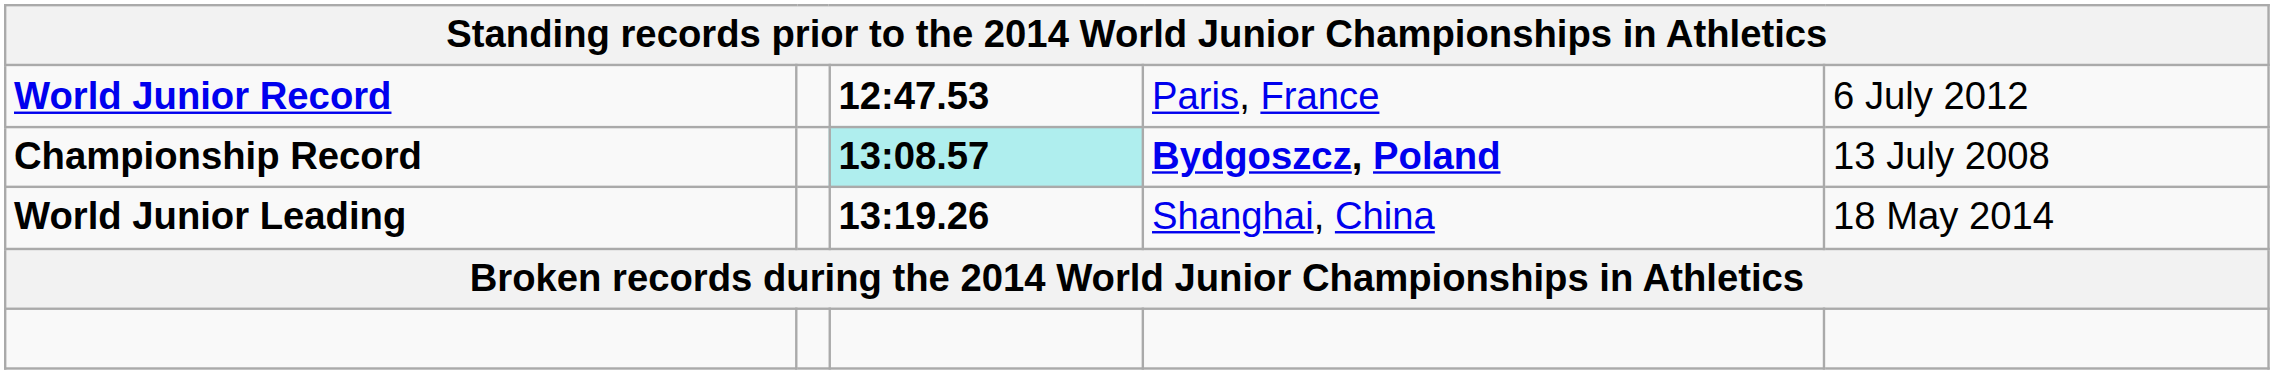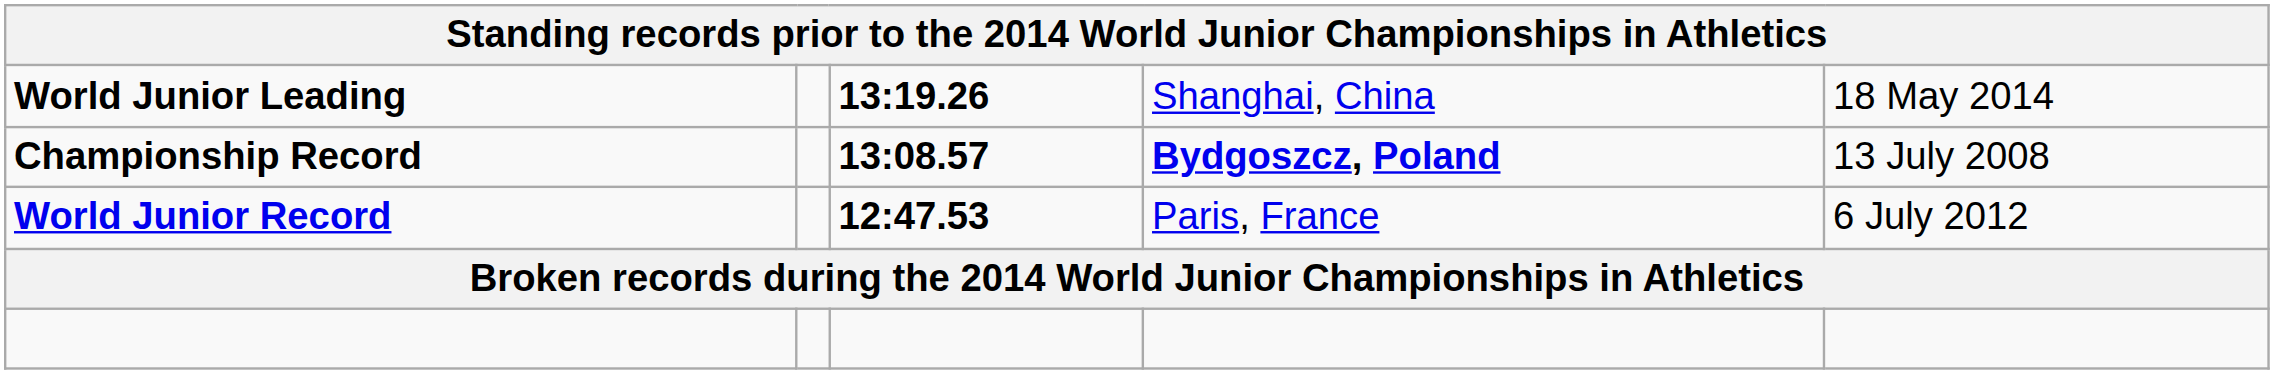rows swapped: (203, 95) <-> (210, 216)
(914, 156) paleturquoise background -> (914, 156) no background
